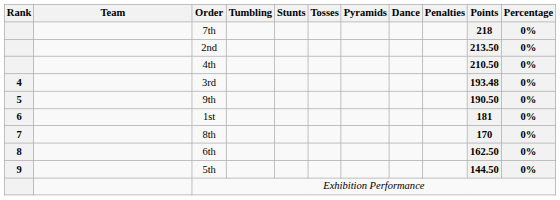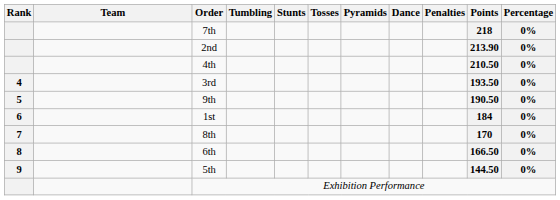(484, 48) 213.50 -> (484, 48) 213.90
(484, 82) 193.48 -> (484, 82) 193.50
(484, 117) 181 -> (484, 117) 184
(484, 152) 162.50 -> (484, 152) 166.50
